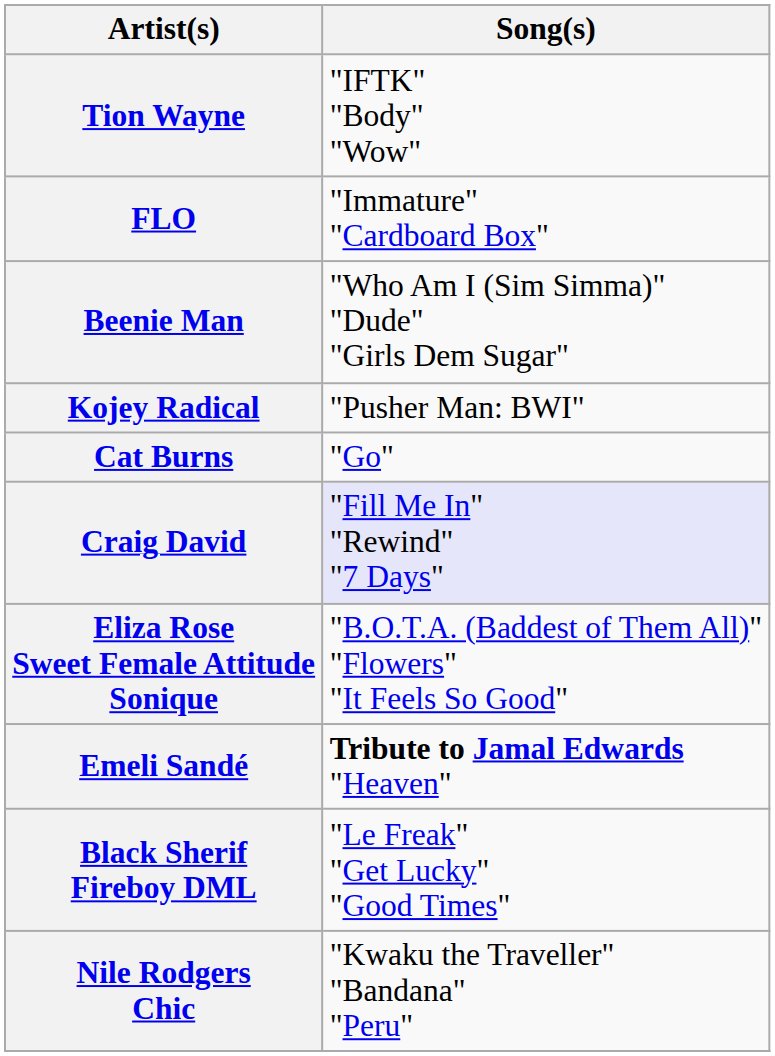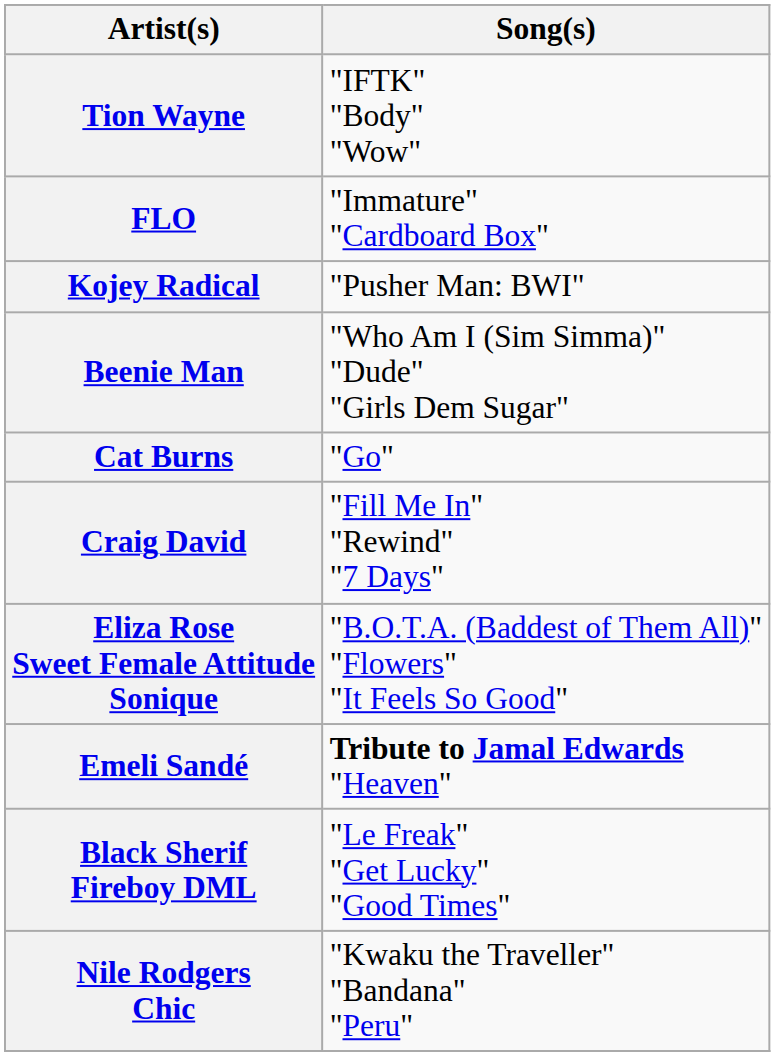rows swapped: (164, 406) <-> (164, 321)
(406, 542) lavender background -> (406, 542) no background
